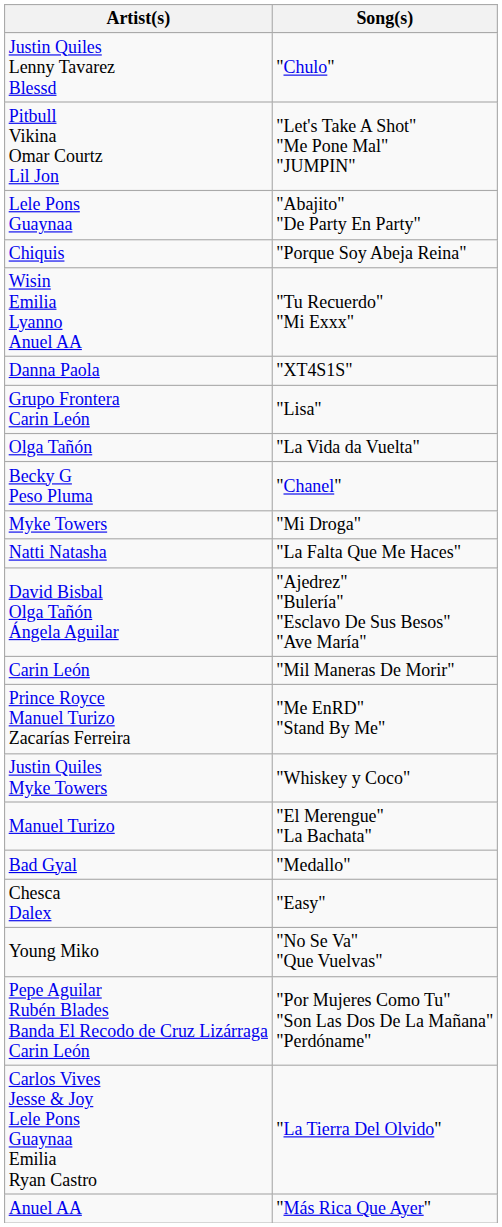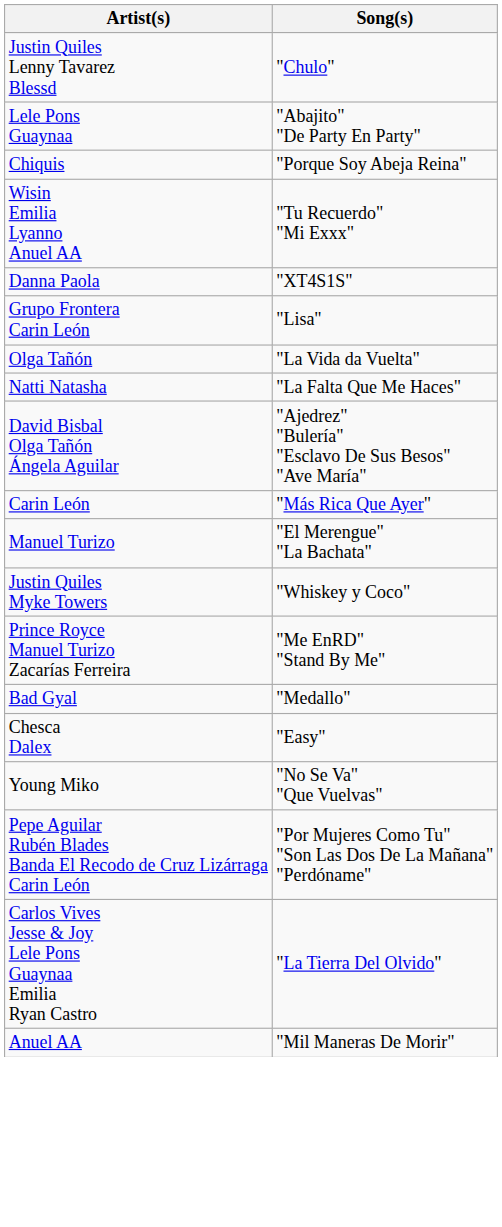- row: (56, 146)
- row: (51, 486)
- row: (58, 524)
(365, 670) "Mil Maneras De Morir" -> (354, 504) "Más Rica Que Ayer"
rows swapped: (70, 718) <-> (62, 826)
(354, 1208) "Más Rica Que Ayer" -> (365, 1042) "Mil Maneras De Morir"
